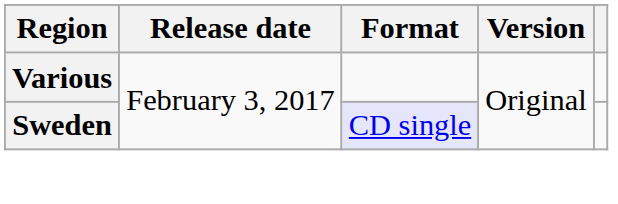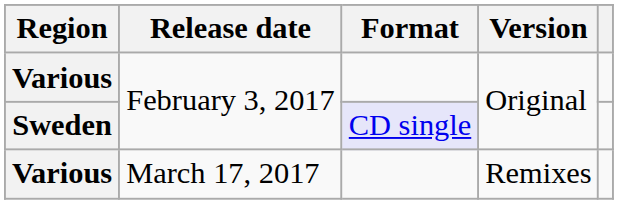+ row: (62, 173)
